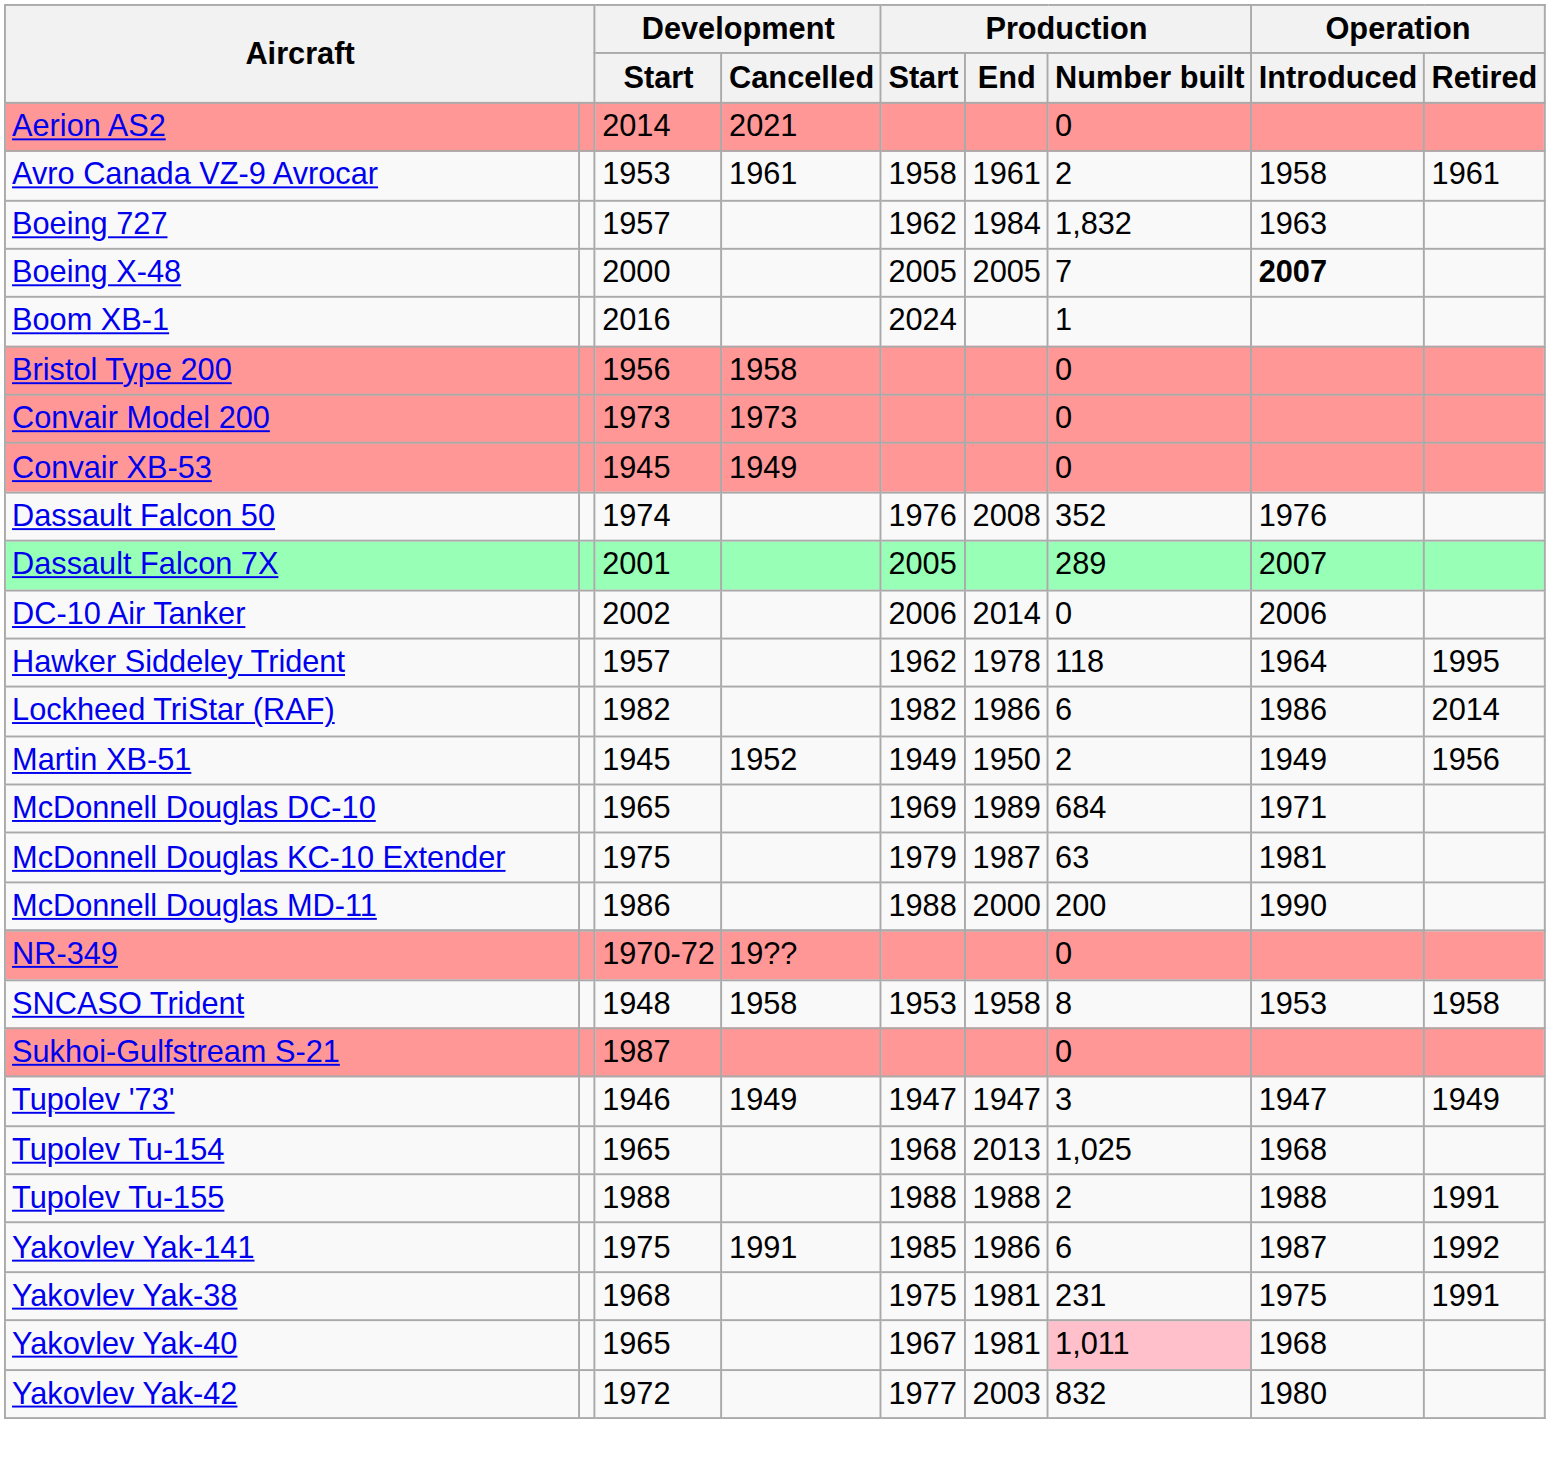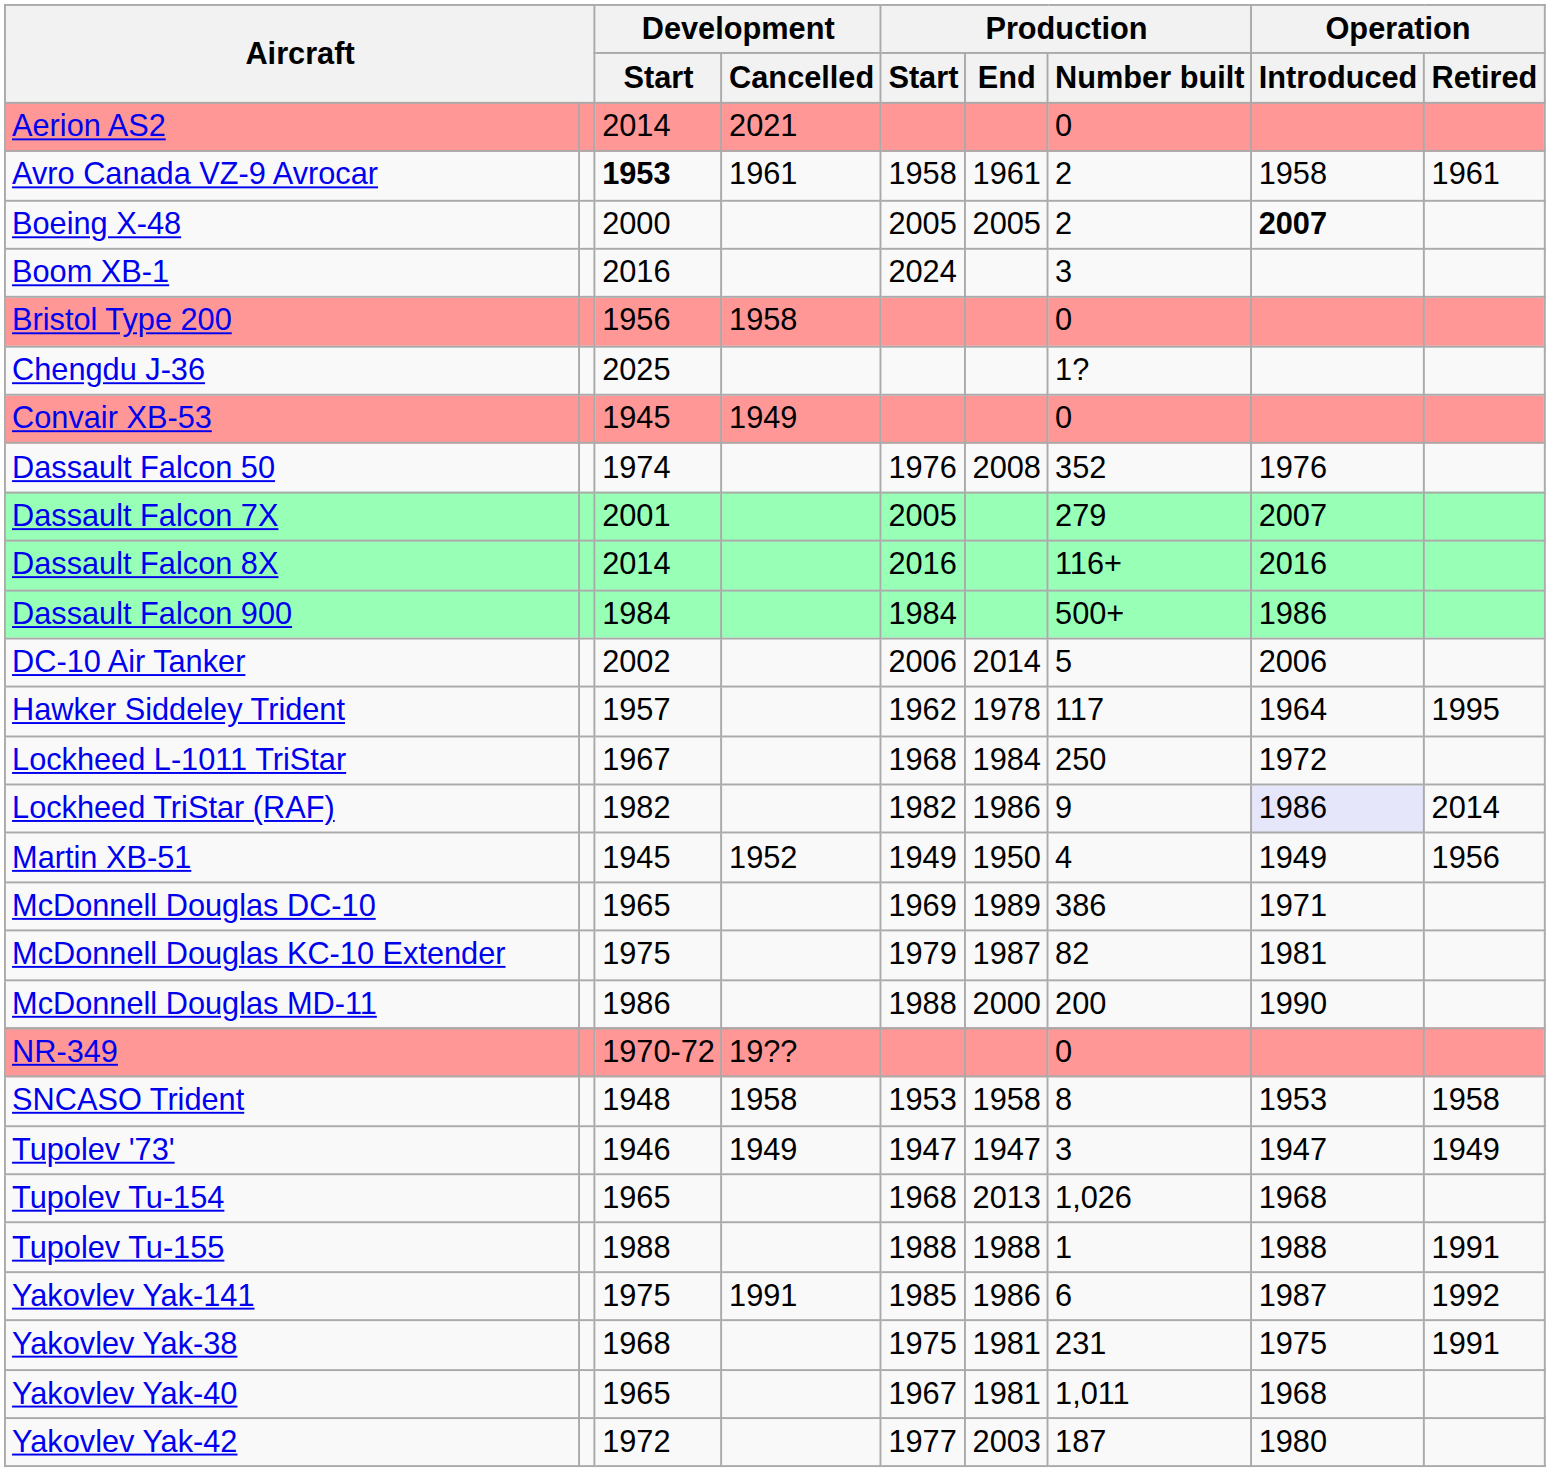(636, 175) normal -> (636, 175) bold
- row: (90, 223)
(1064, 272) 7 -> (1064, 223) 2
(1064, 321) 1 -> (1064, 272) 3
+ row: (109, 369)
- row: (141, 418)
(1081, 564) 289 -> (1081, 516) 279
+ row: (145, 564)
+ row: (152, 613)
(1064, 613) 0 -> (1064, 662) 5
(1080, 662) 118 -> (1080, 710) 117
+ row: (179, 759)
(1064, 710) 6 -> (1064, 808) 9
(1293, 710) no background -> (1293, 808) lavender background
(1064, 759) 2 -> (1064, 857) 4
(1081, 808) 684 -> (1081, 905) 386
(1072, 857) 63 -> (1072, 954) 82
- row: (176, 1051)
(1093, 1149) 1,025 -> (1093, 1198) 1,026
(1064, 1198) 2 -> (1064, 1246) 1
(1092, 1344) pink background -> (1092, 1393) no background
(1081, 1393) 832 -> (1081, 1441) 187
